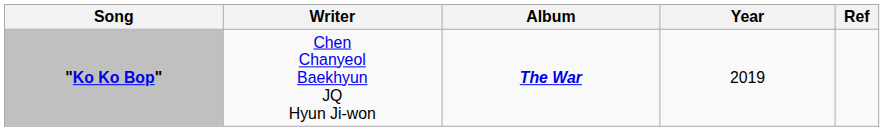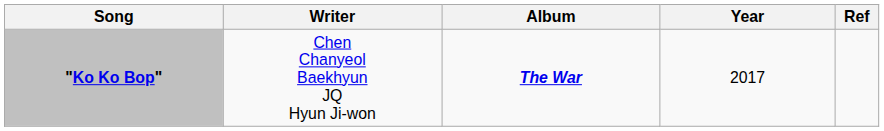(748, 77) 2019 -> (748, 77) 2017
